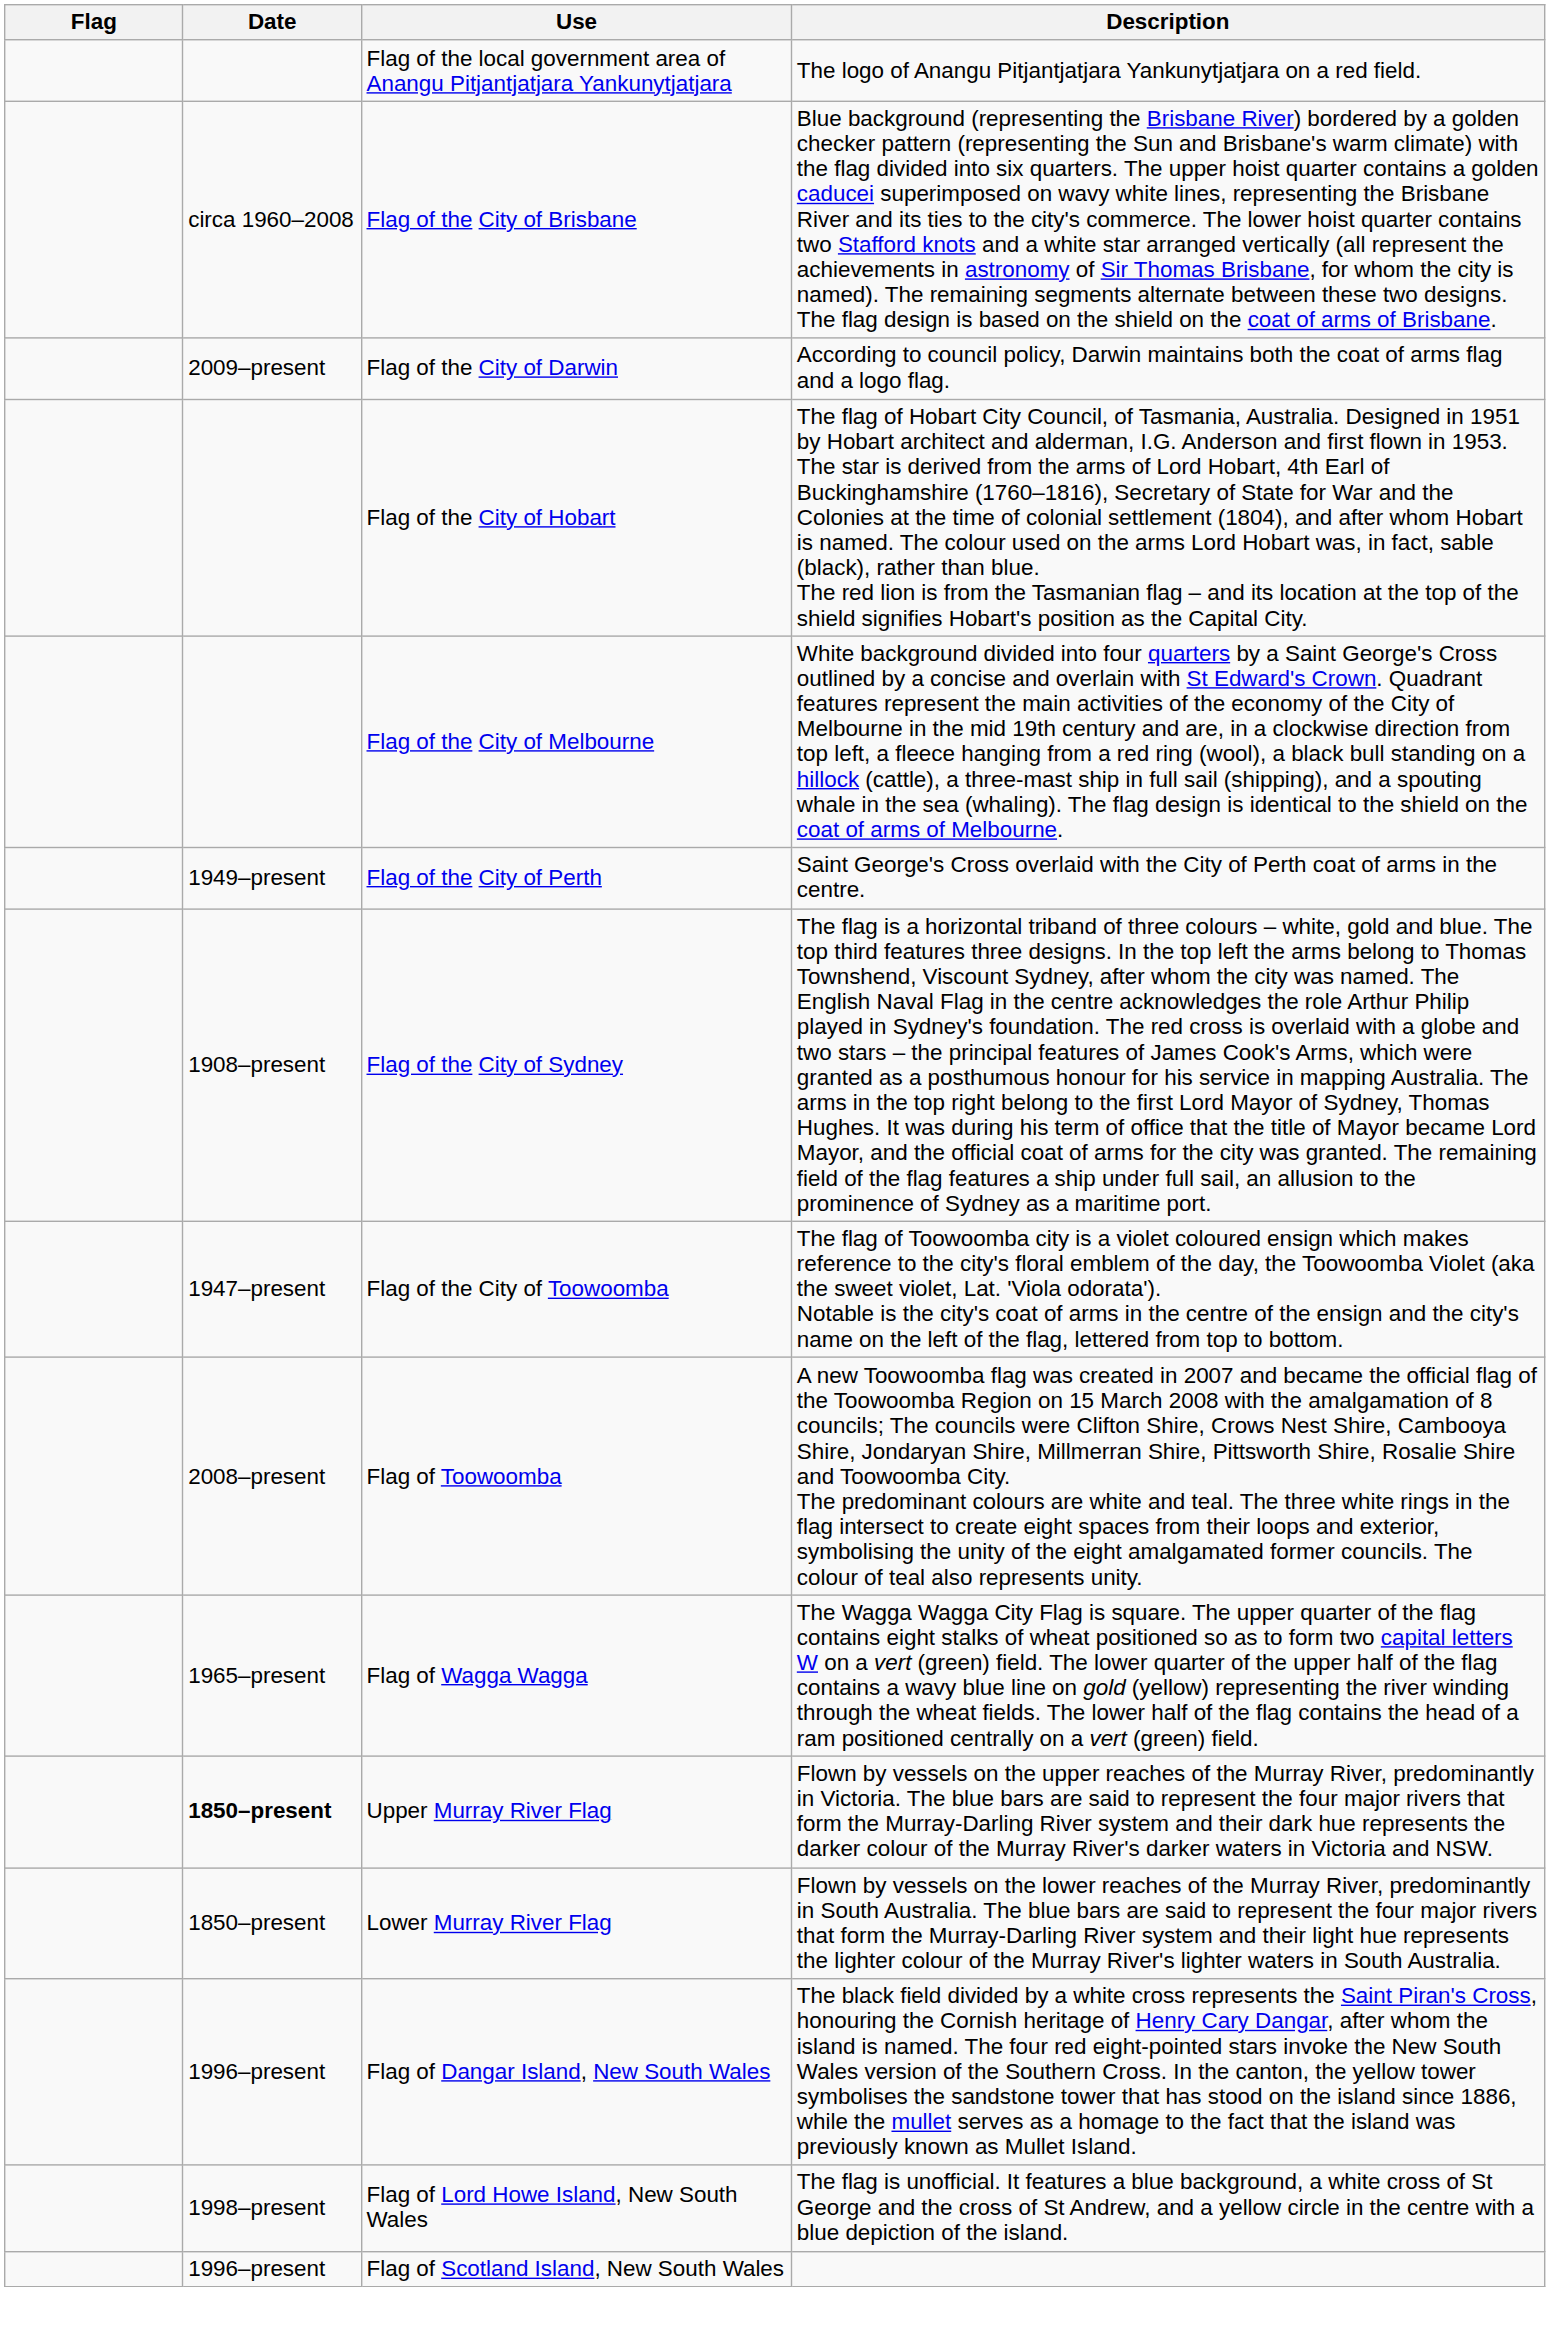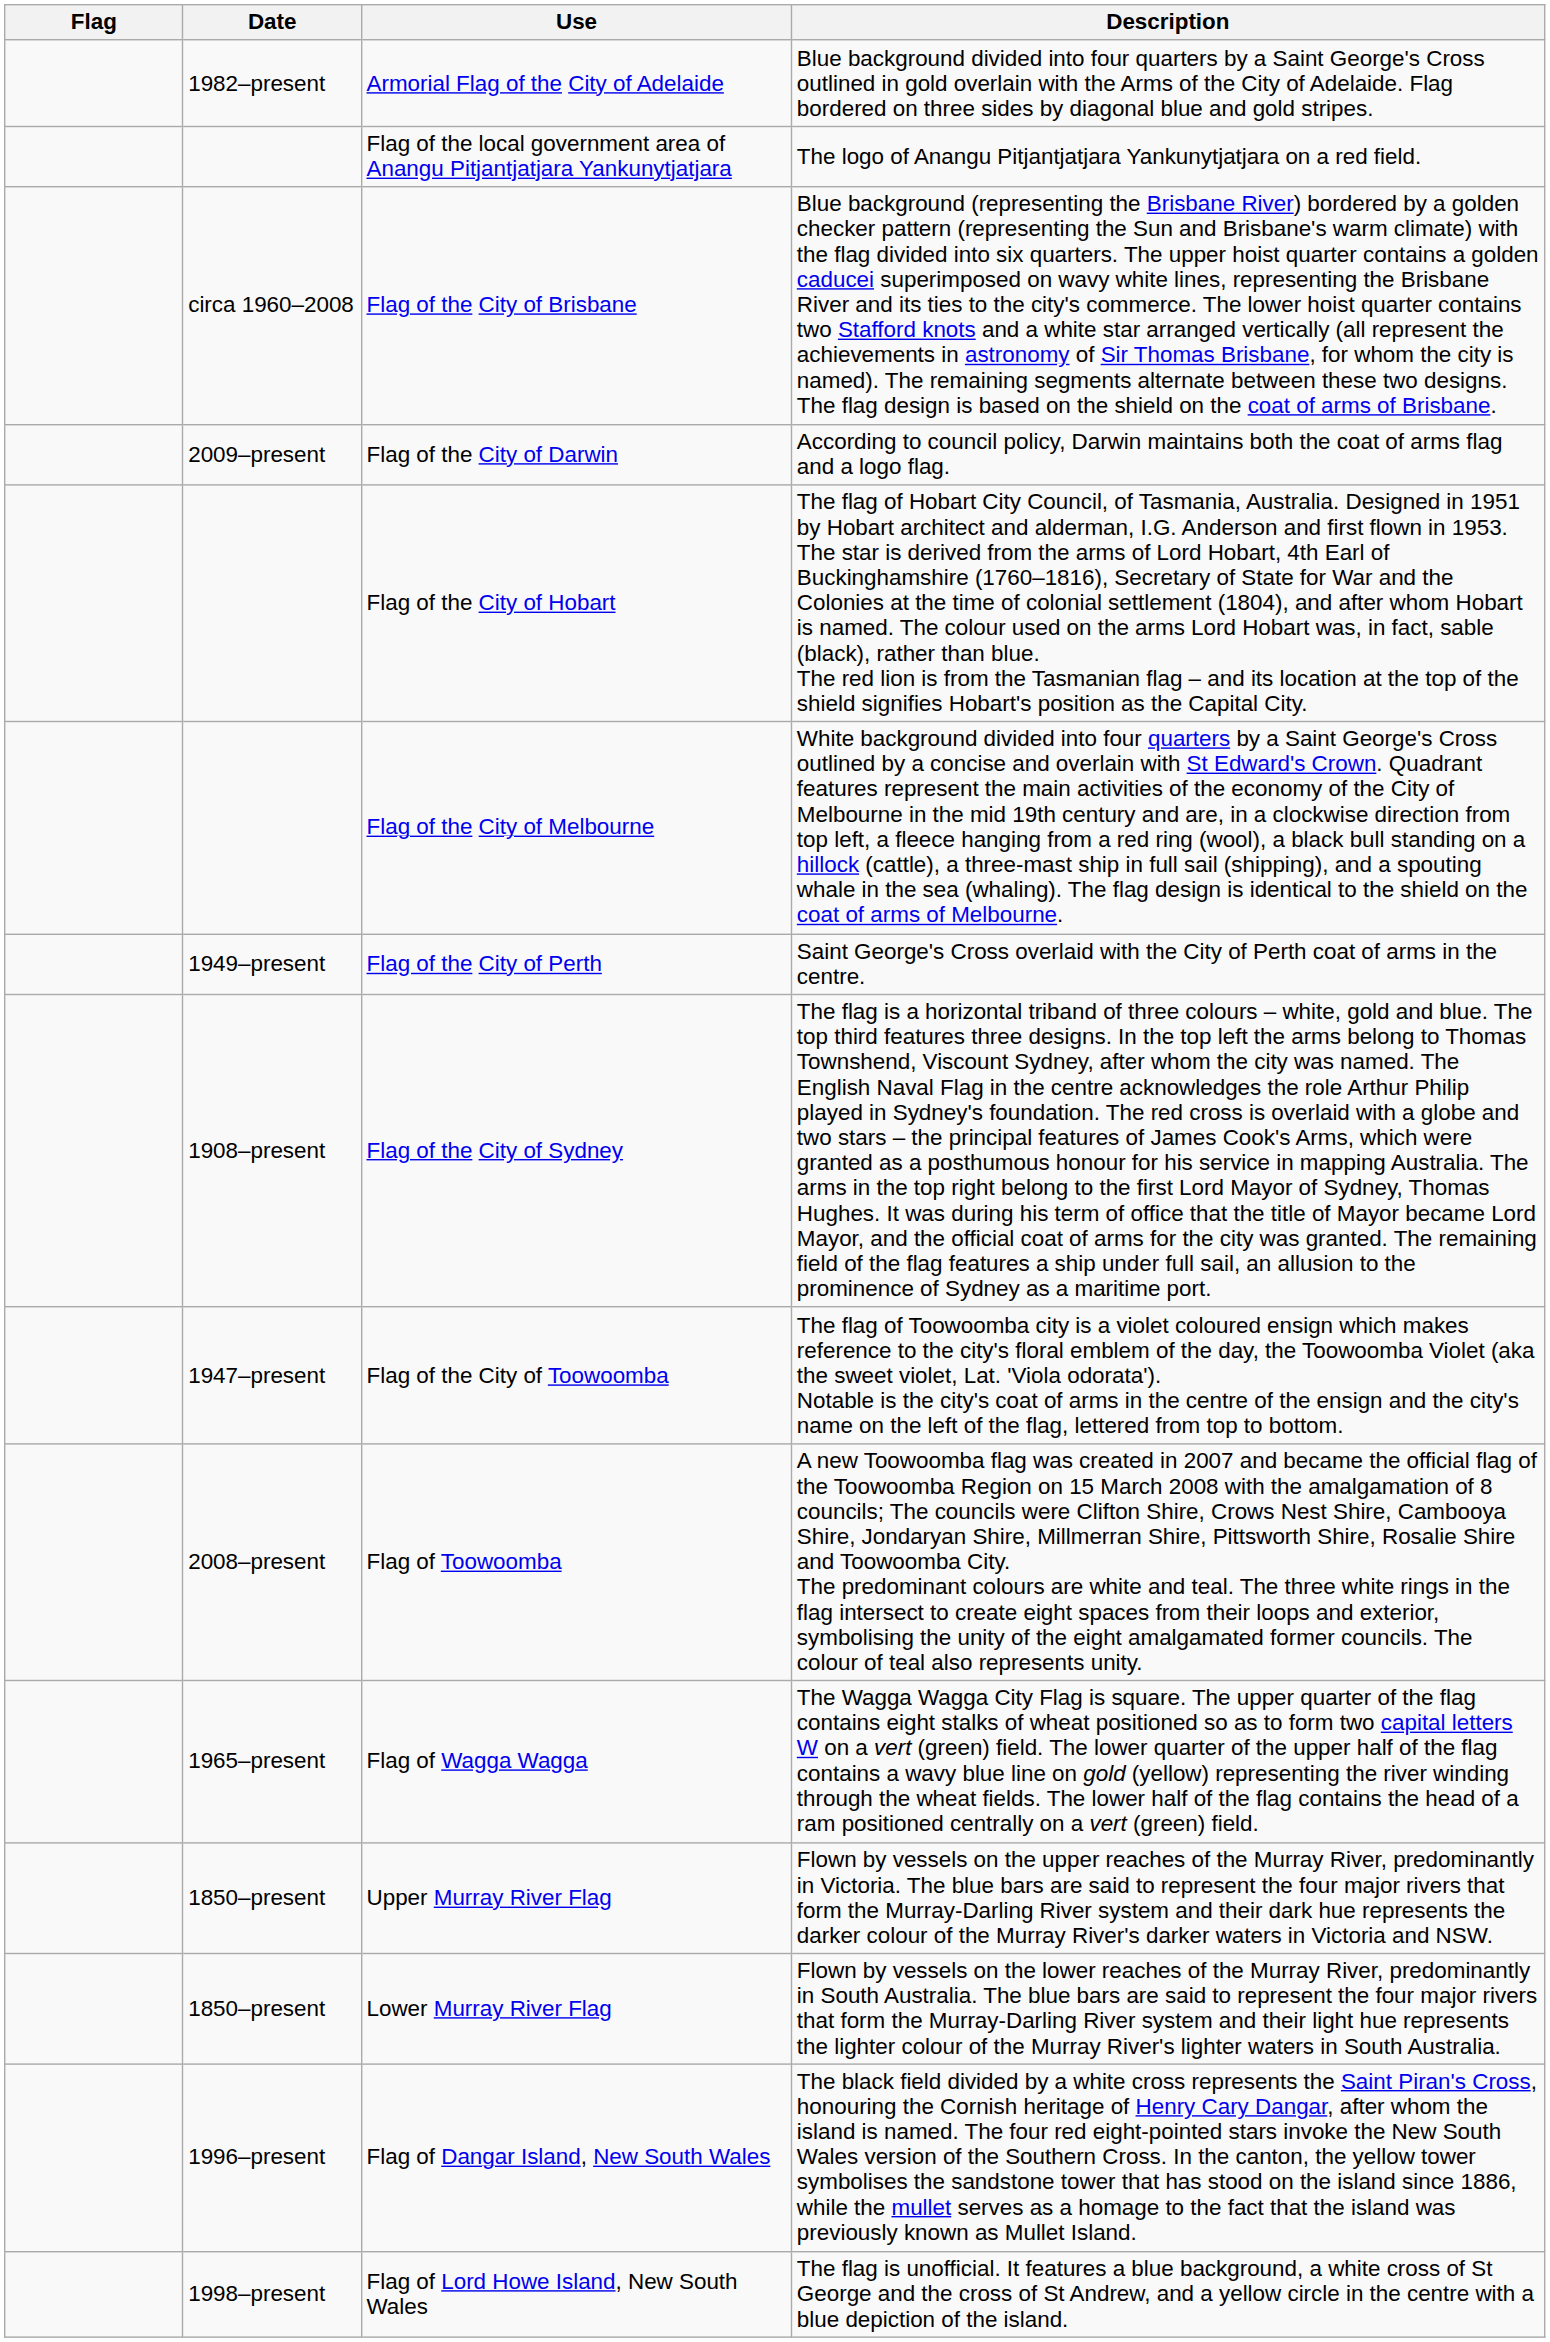+ row: (545, 82)
(260, 1811) bold -> (257, 1897) normal
- row: (575, 2268)
